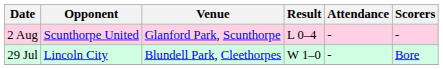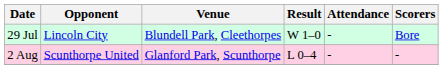rows swapped: (23, 54) <-> (23, 34)
